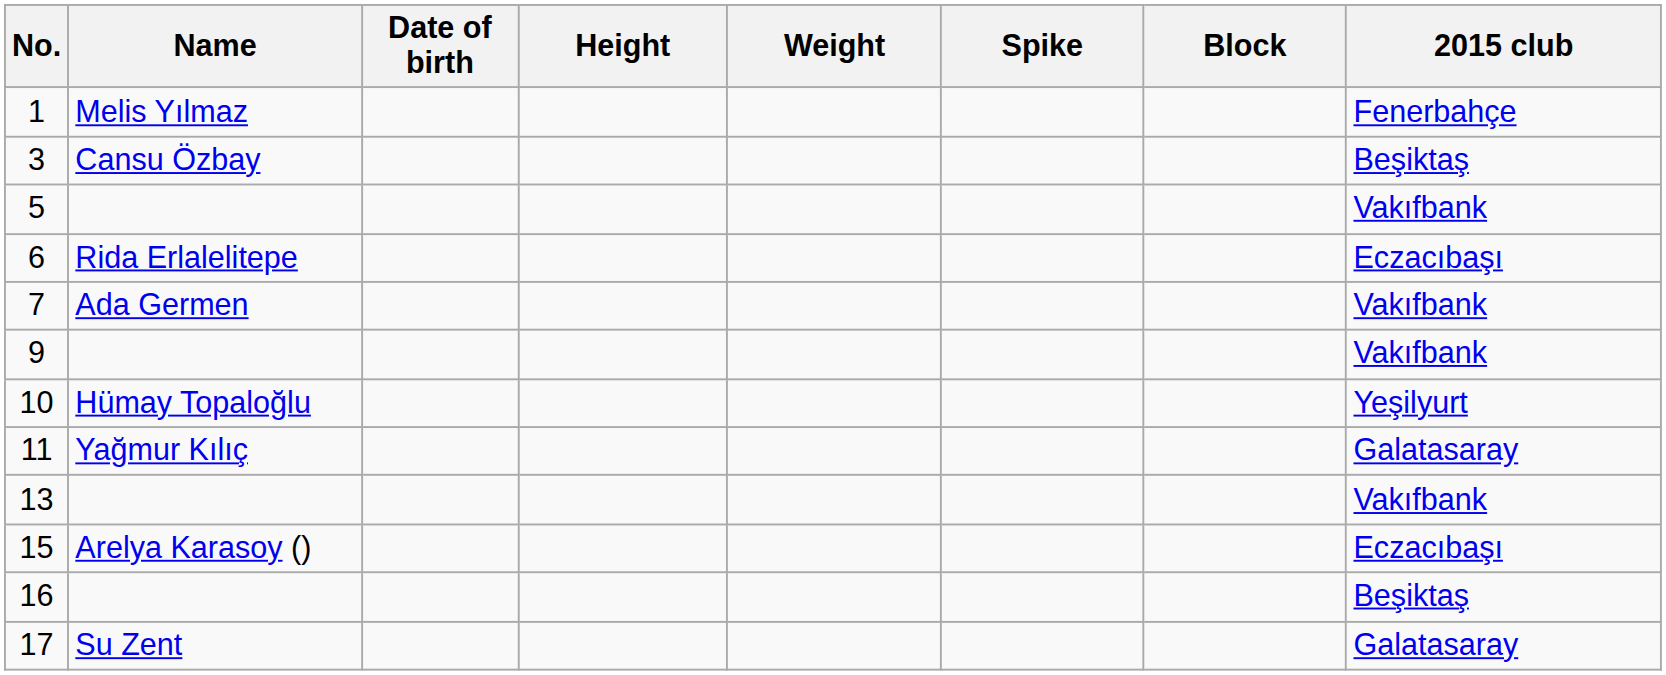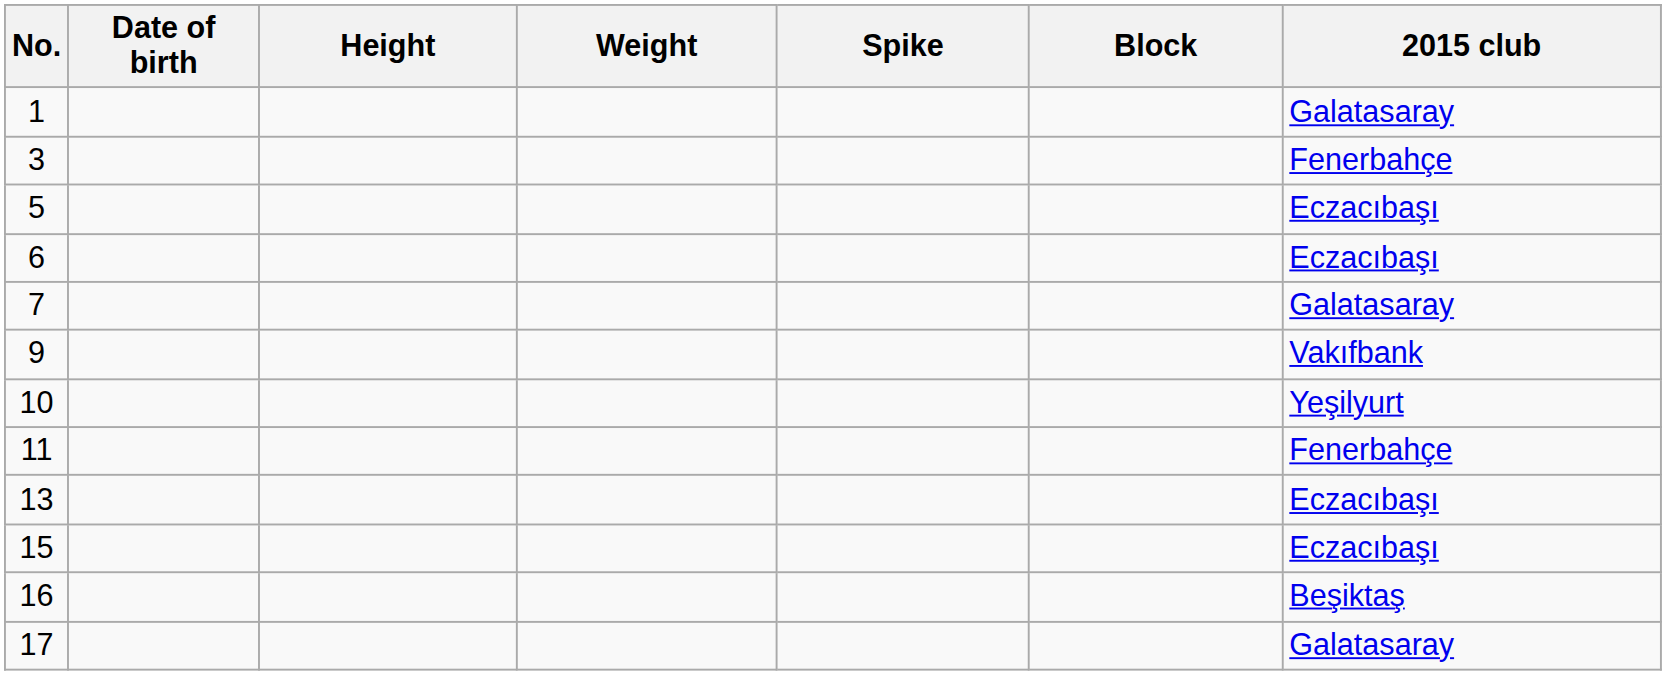- column: (215, 45)
(1435, 111) Fenerbahçe -> (1372, 111) Galatasaray
(1411, 160) Beşiktaş -> (1371, 160) Fenerbahçe
(1420, 208) Vakıfbank -> (1364, 208) Eczacıbaşı
(1420, 305) Vakıfbank -> (1372, 305) Galatasaray
(1436, 450) Galatasaray -> (1371, 450) Fenerbahçe
(1420, 499) Vakıfbank -> (1364, 499) Eczacıbaşı
